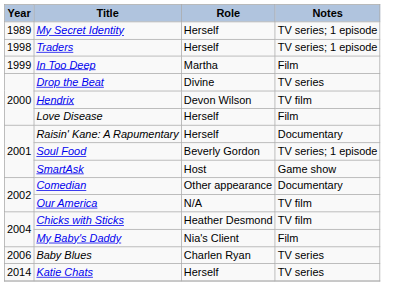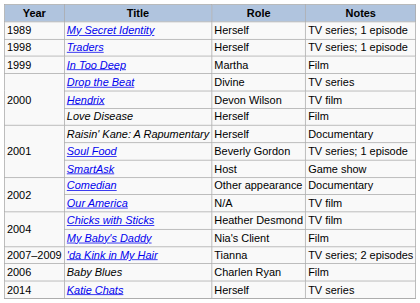+ row: (112, 255)
(301, 255) TV series -> (318, 273) Film
